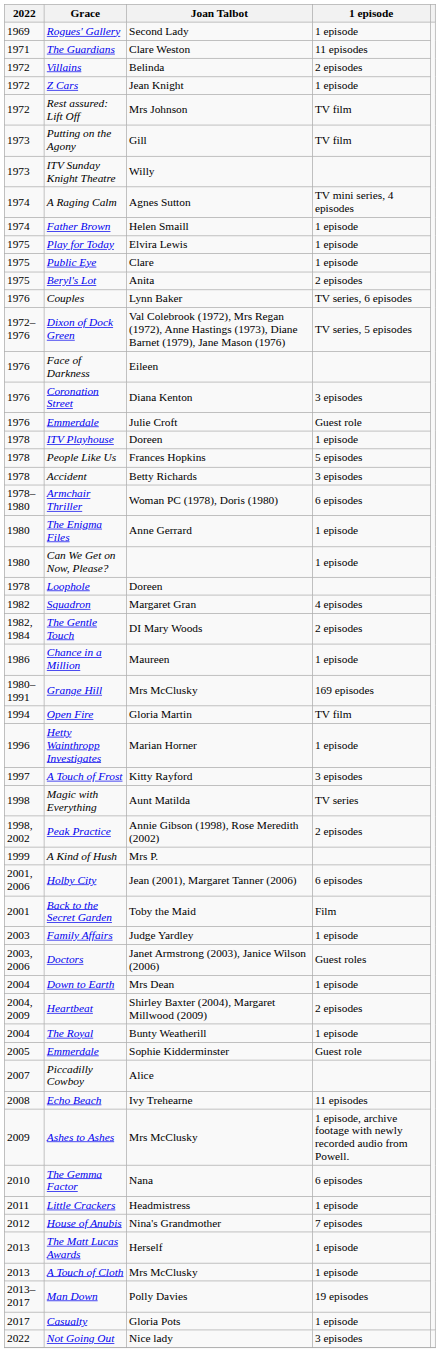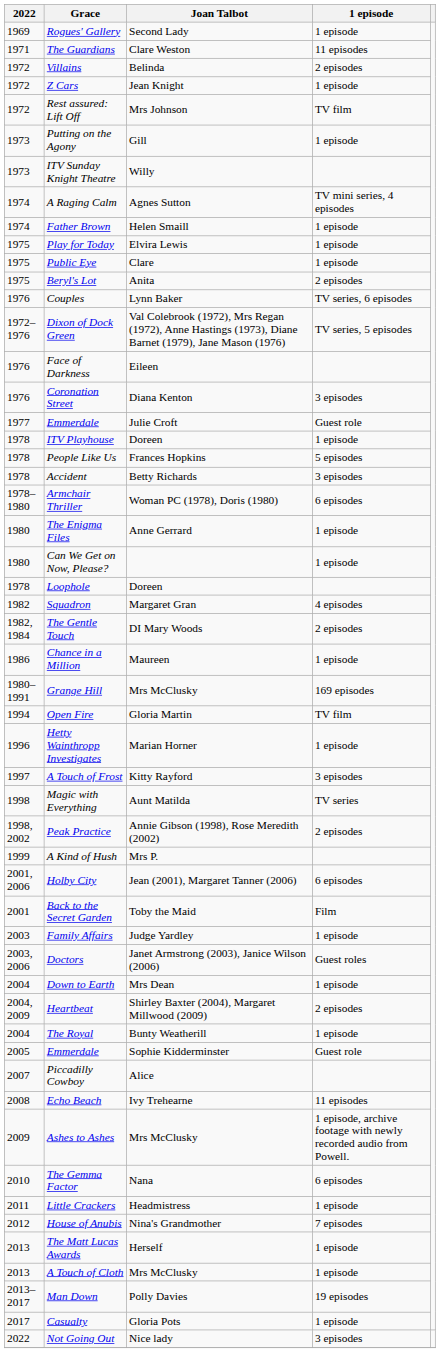(333, 140) TV film -> (336, 140) 1 episode
(18, 422) 1976 -> (18, 422) 1977
